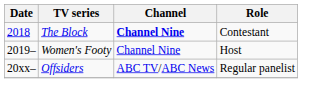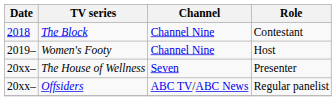(150, 31) bold -> (182, 31) normal
+ row: (93, 68)
